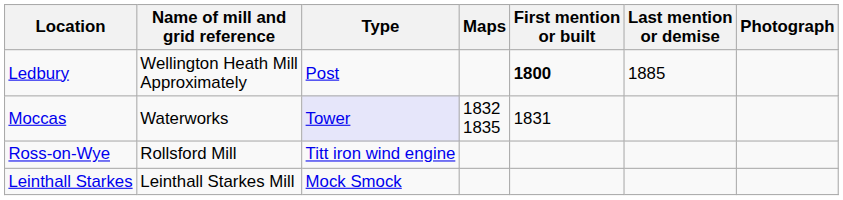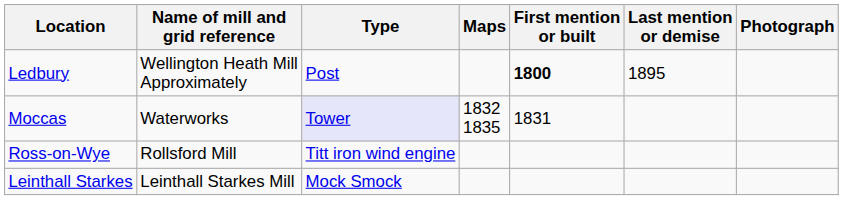(647, 72) 1885 -> (647, 72) 1895
